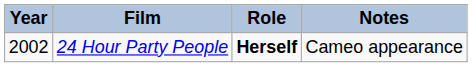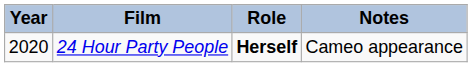(29, 47) 2002 -> (29, 47) 2020
